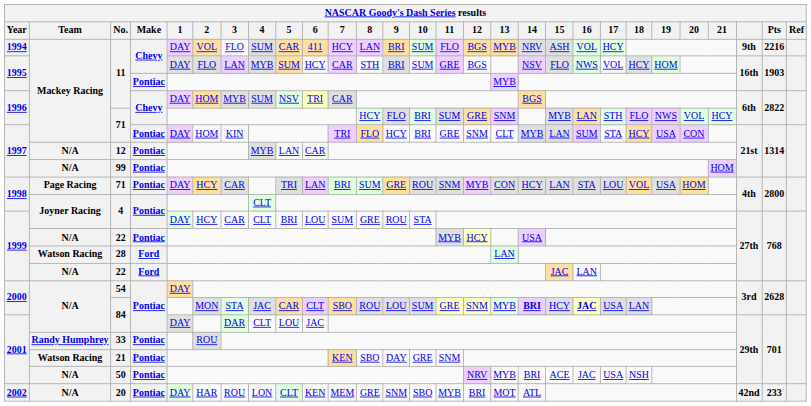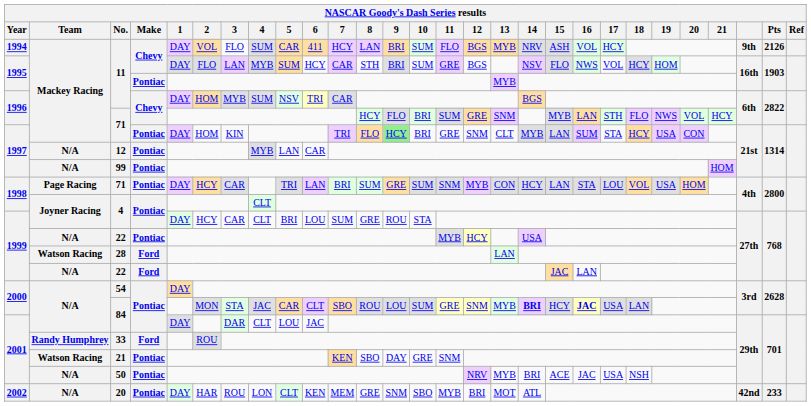(774, 47) 2216 -> (774, 47) 2126
(396, 133) no background -> (396, 133) lightgreen background
(423, 185) ROU -> (423, 185) SUM
(149, 340) Pontiac -> (149, 340) Ford
